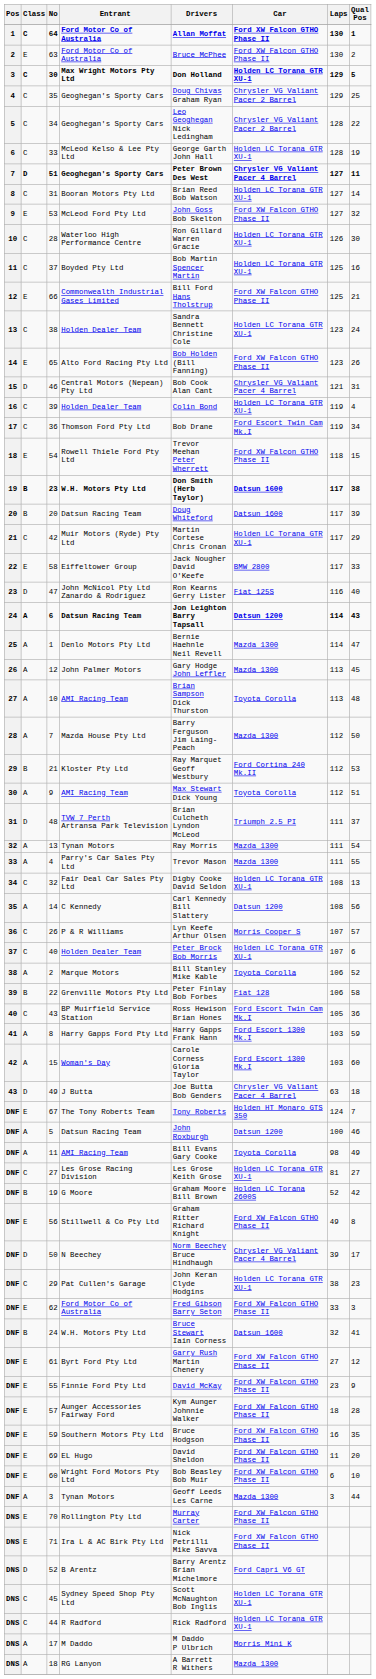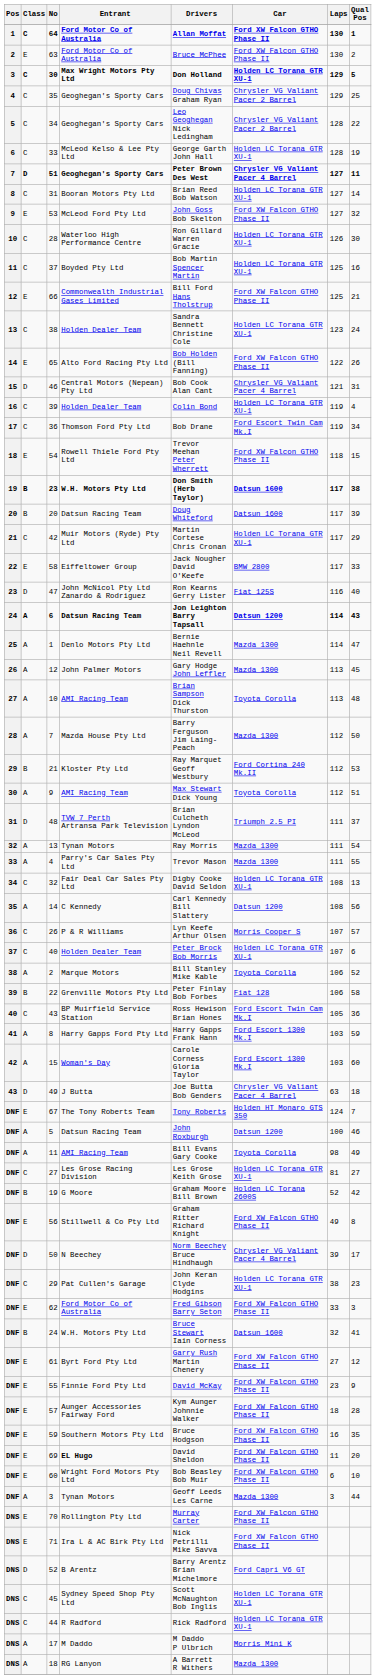(336, 363) 123 -> (336, 363) 122
(77, 1456) normal -> (77, 1456) bold
